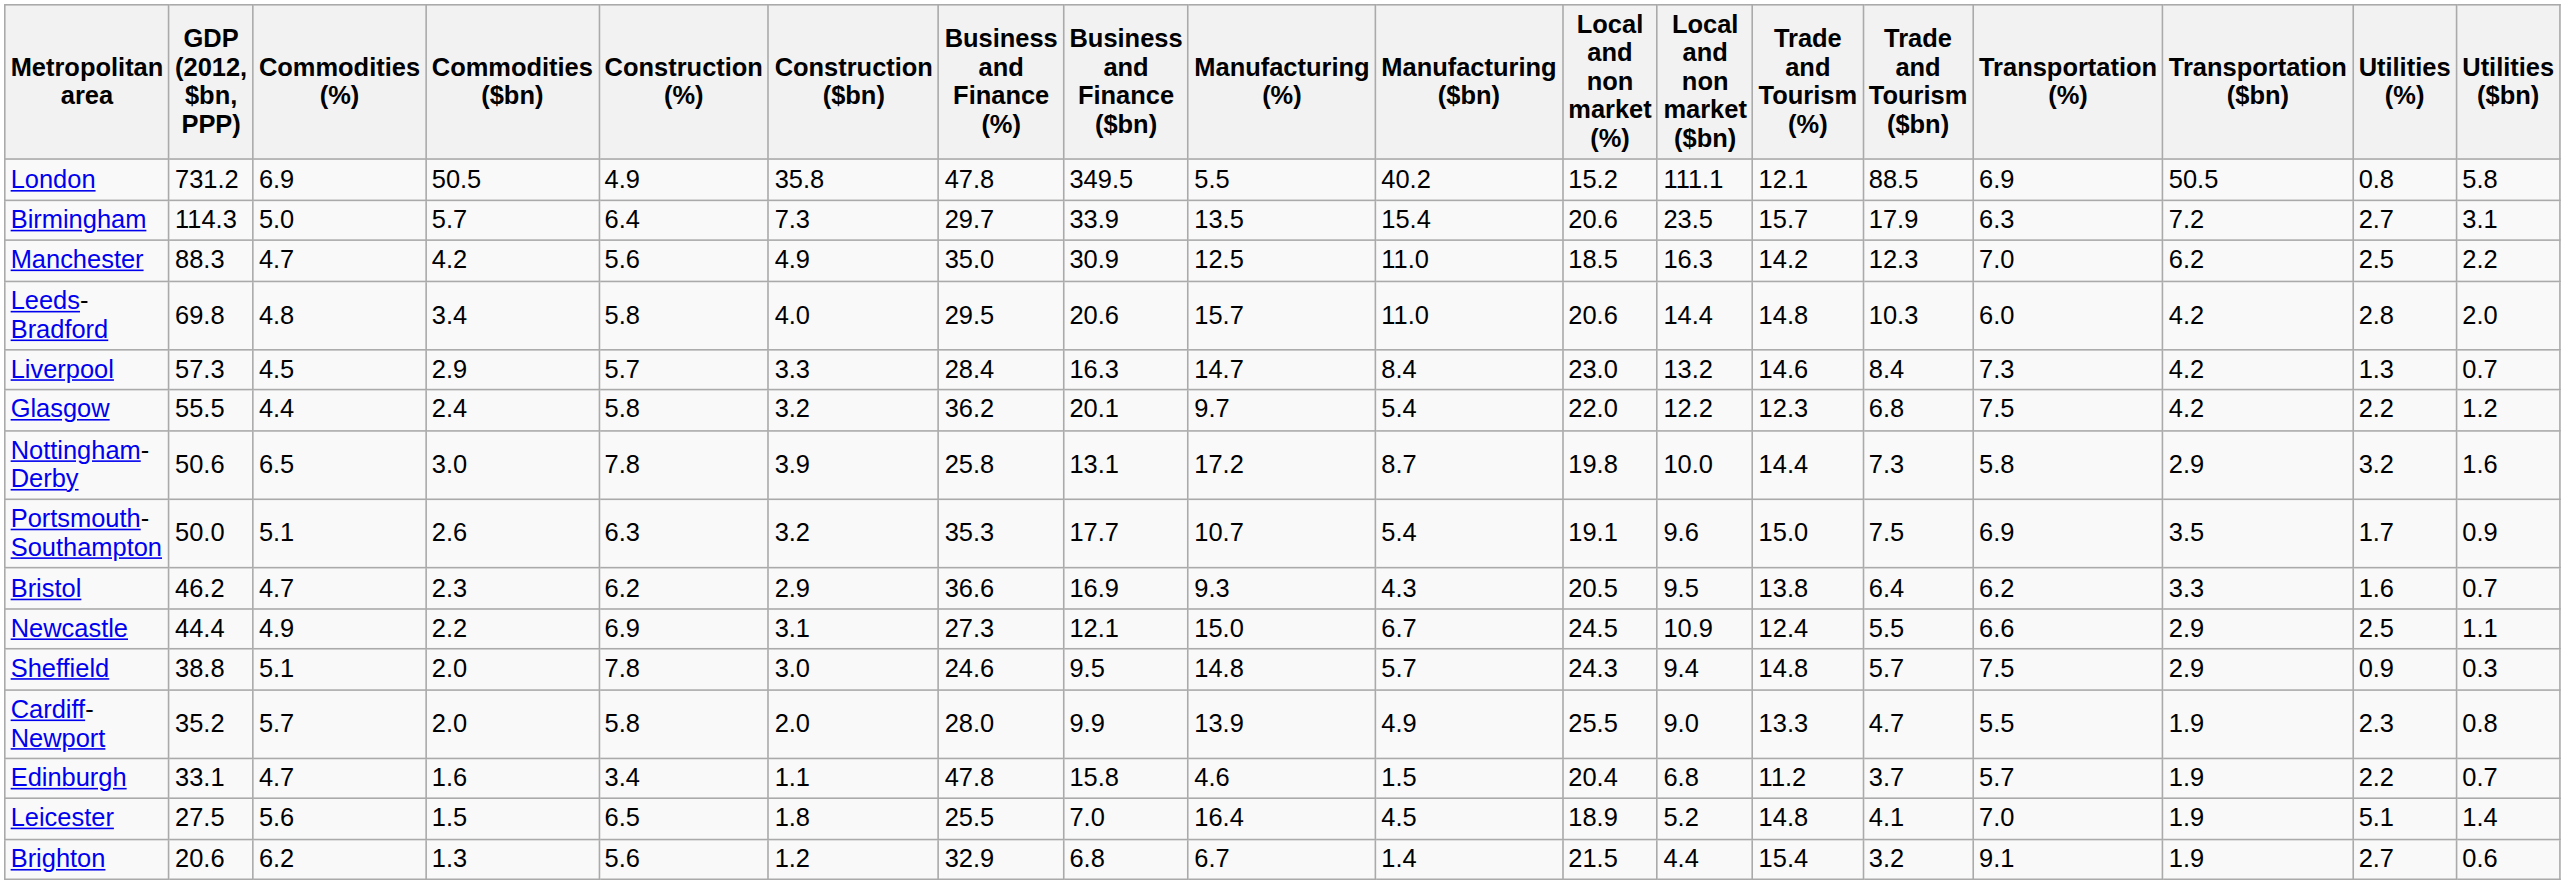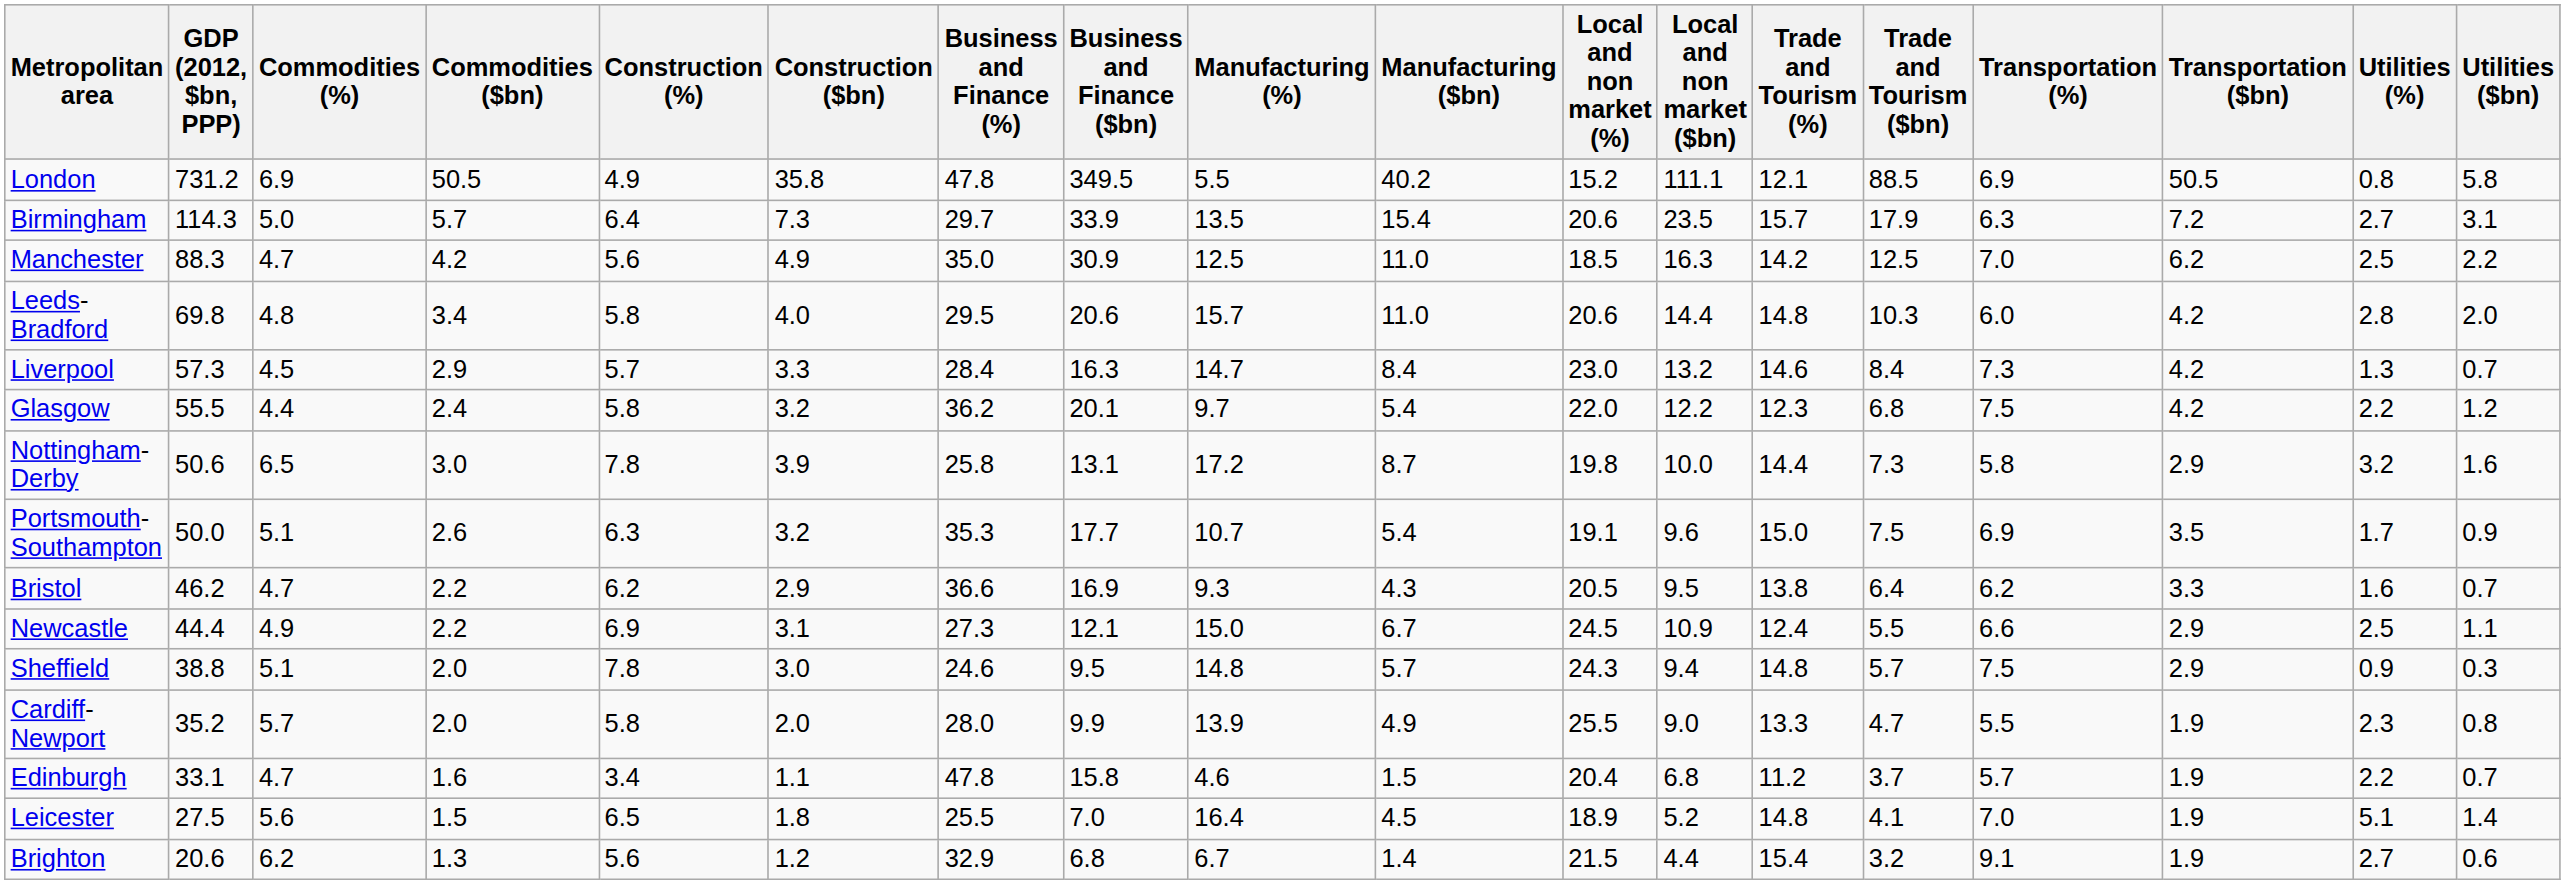(1894, 260) 12.3 -> (1894, 260) 12.5
(449, 588) 2.3 -> (449, 588) 2.2
